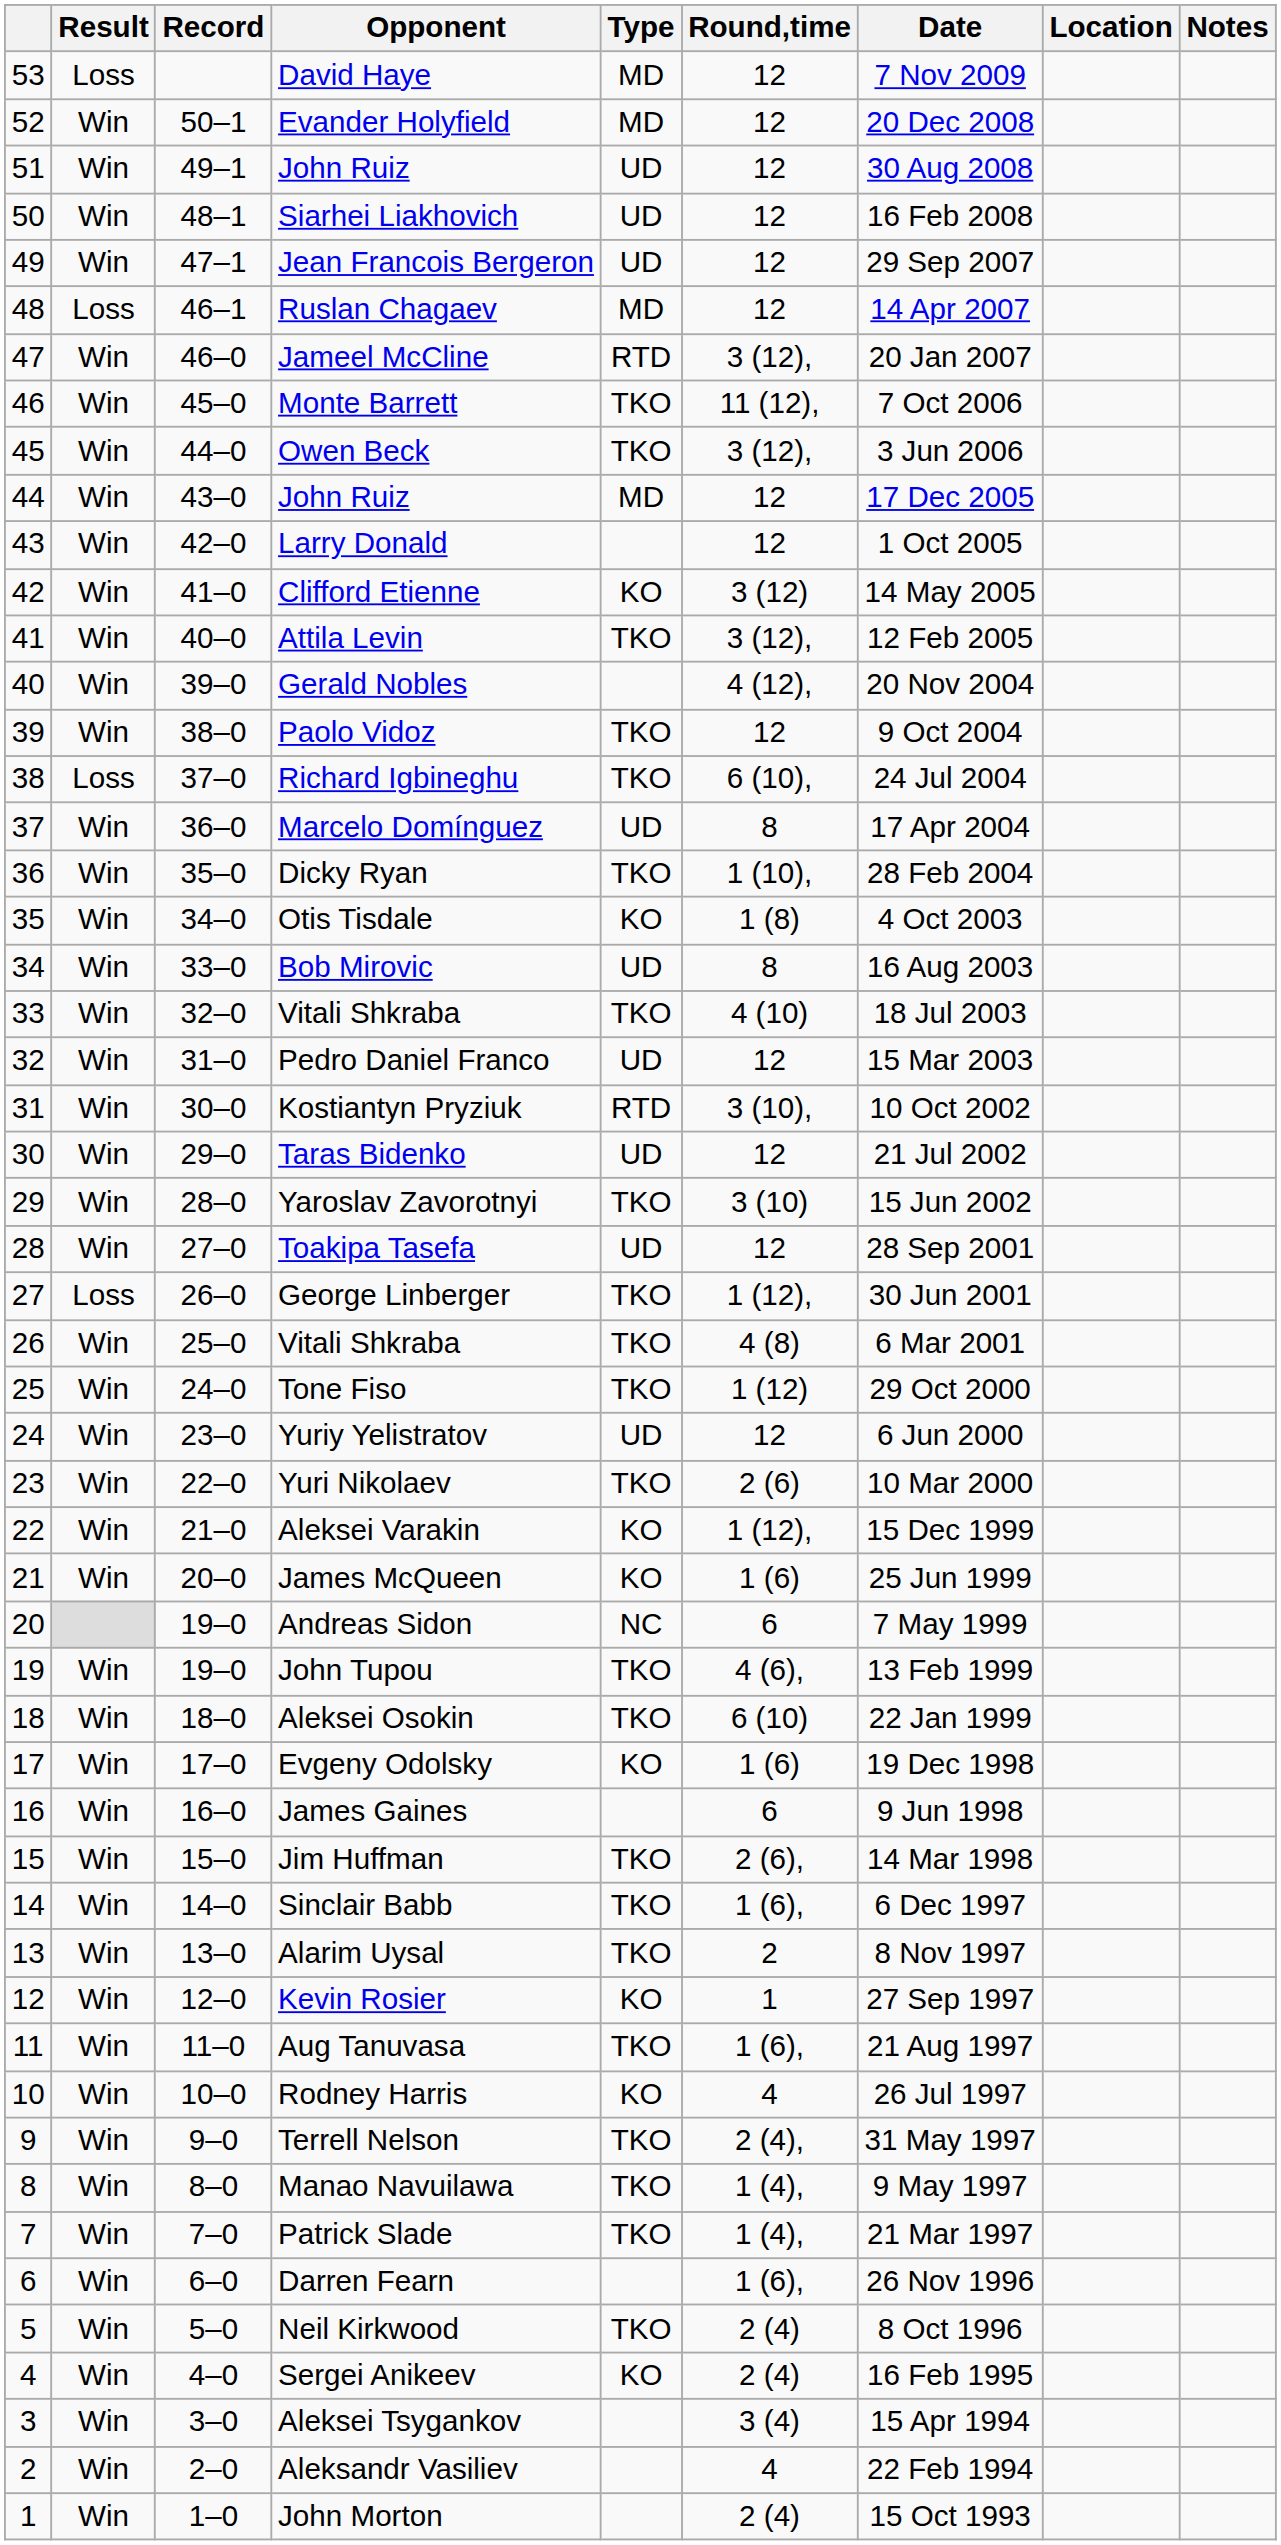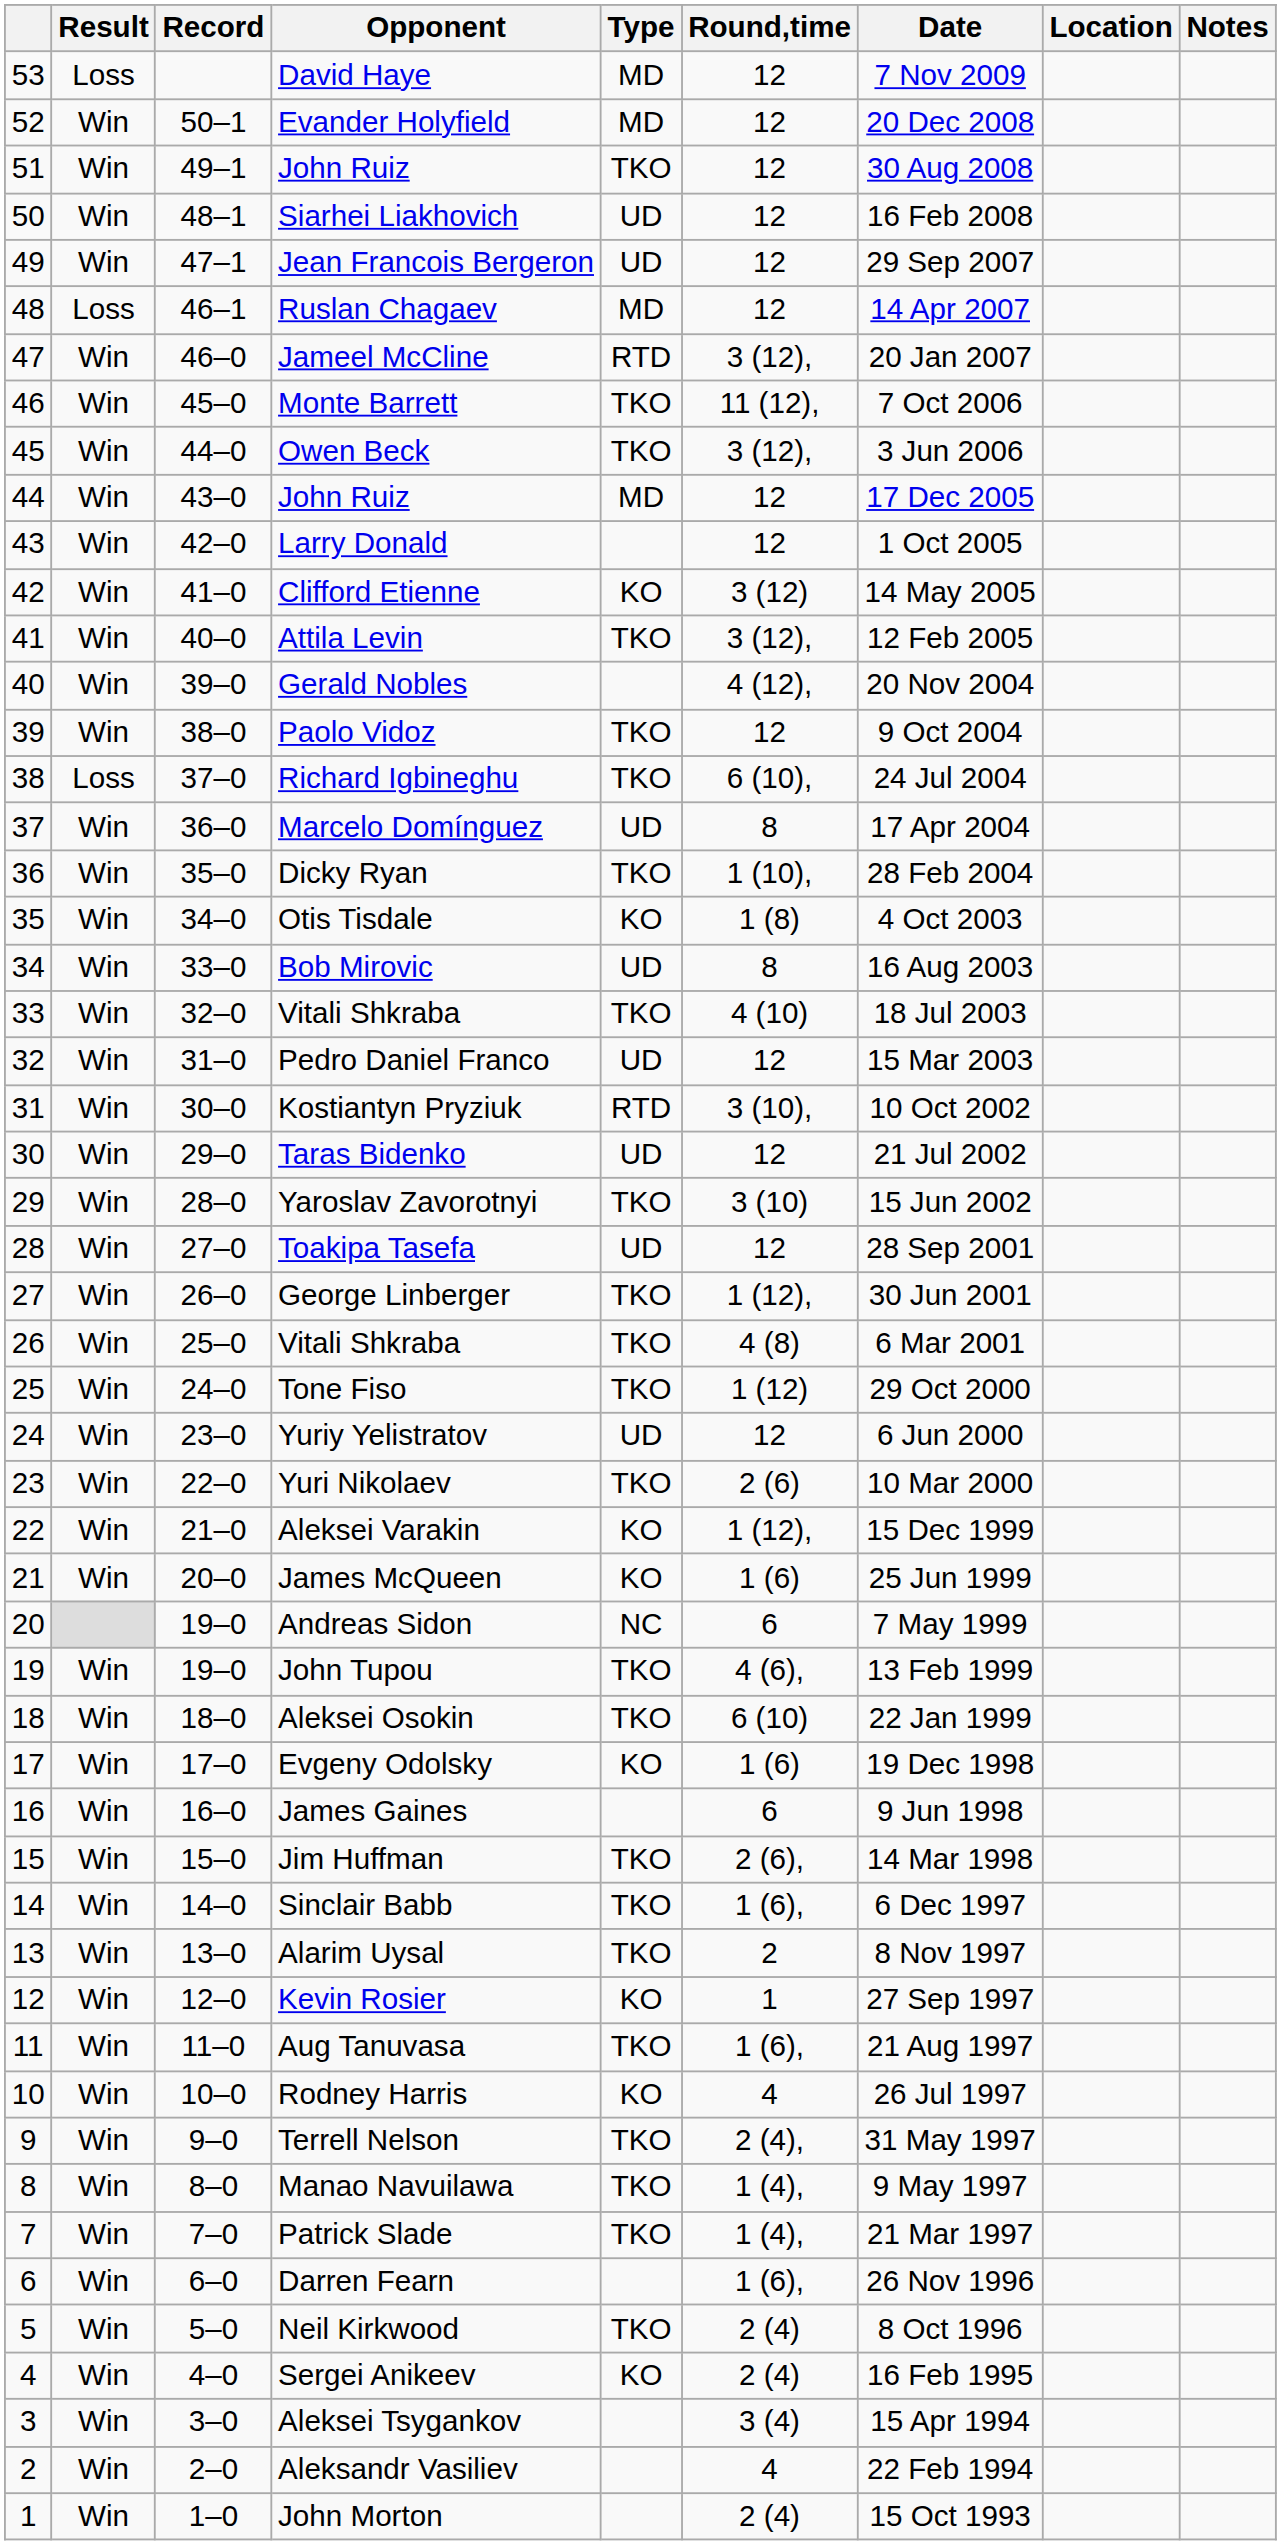(641, 168) UD -> (641, 168) TKO
(104, 1295) Loss -> (104, 1295) Win
